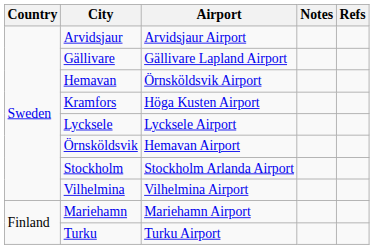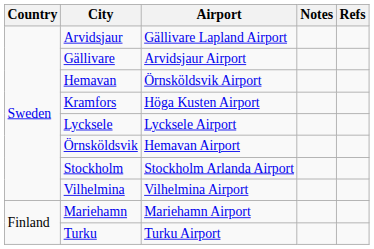(195, 37) Arvidsjaur Airport -> (216, 37) Gällivare Lapland Airport
(216, 59) Gällivare Lapland Airport -> (195, 59) Arvidsjaur Airport
